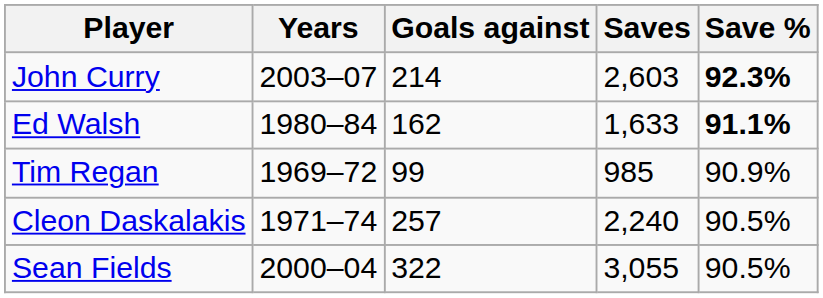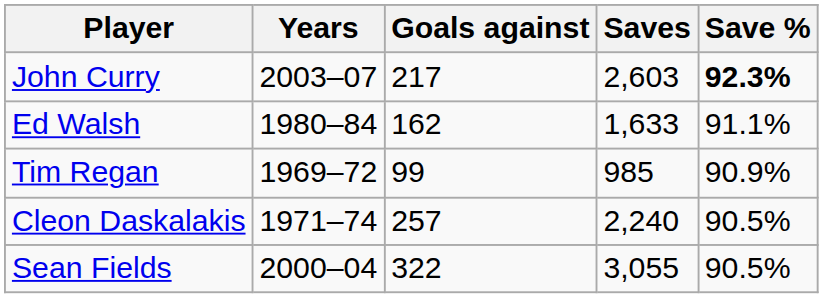(416, 76) 214 -> (416, 76) 217
(748, 124) bold -> (748, 124) normal
